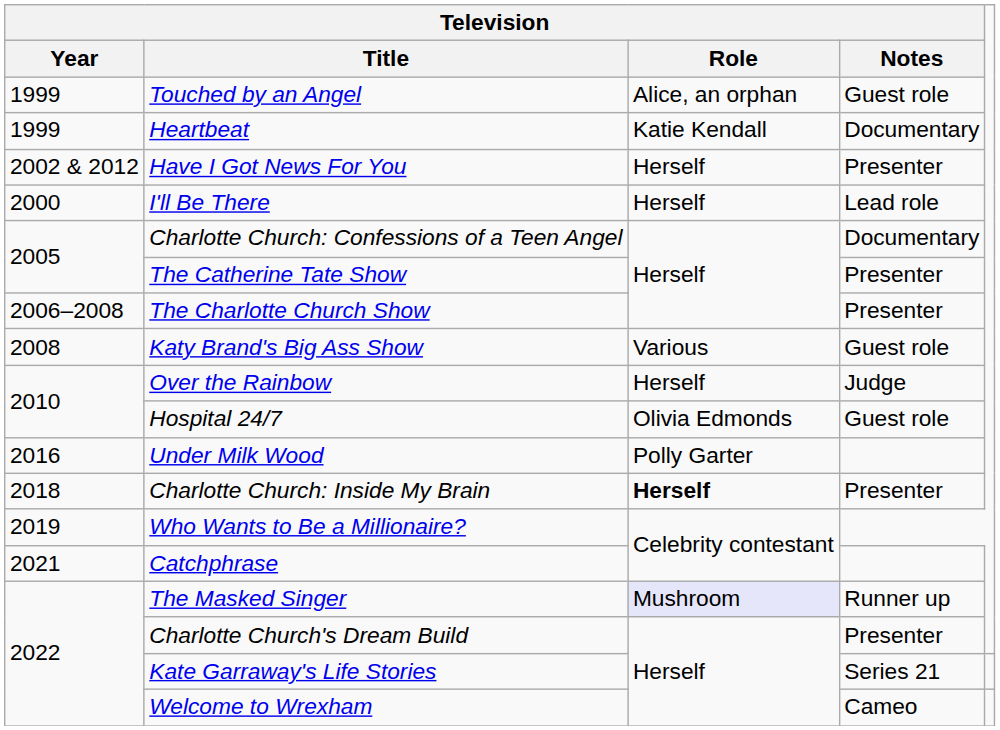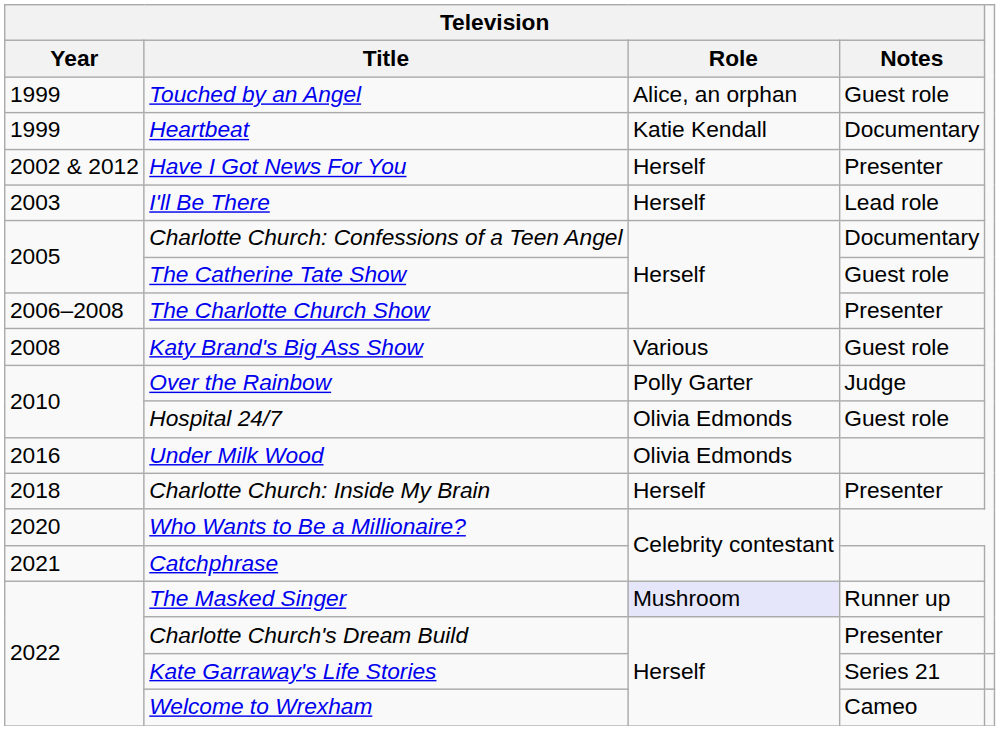(35, 202) 2000 -> (35, 202) 2003
(893, 274) Presenter -> (897, 274) Guest role
(669, 382) Herself -> (693, 382) Polly Garter
(693, 454) Polly Garter -> (713, 454) Olivia Edmonds
(671, 490) bold -> (669, 490) normal
(35, 526) 2019 -> (35, 526) 2020
